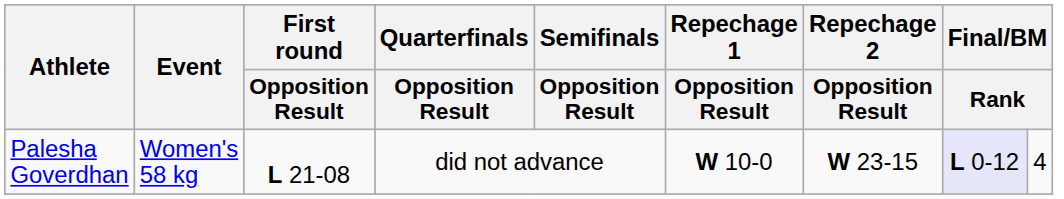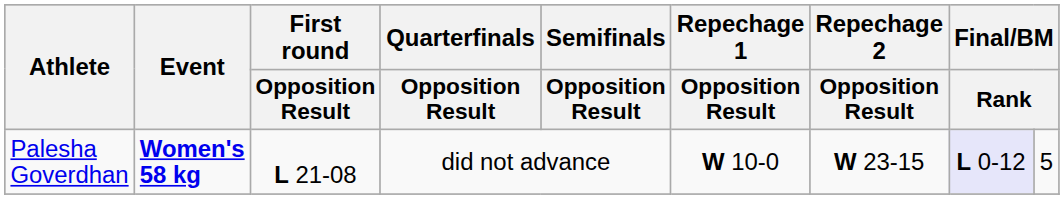(189, 162) normal -> (192, 162) bold
(1040, 162) 4 -> (1046, 162) 5
